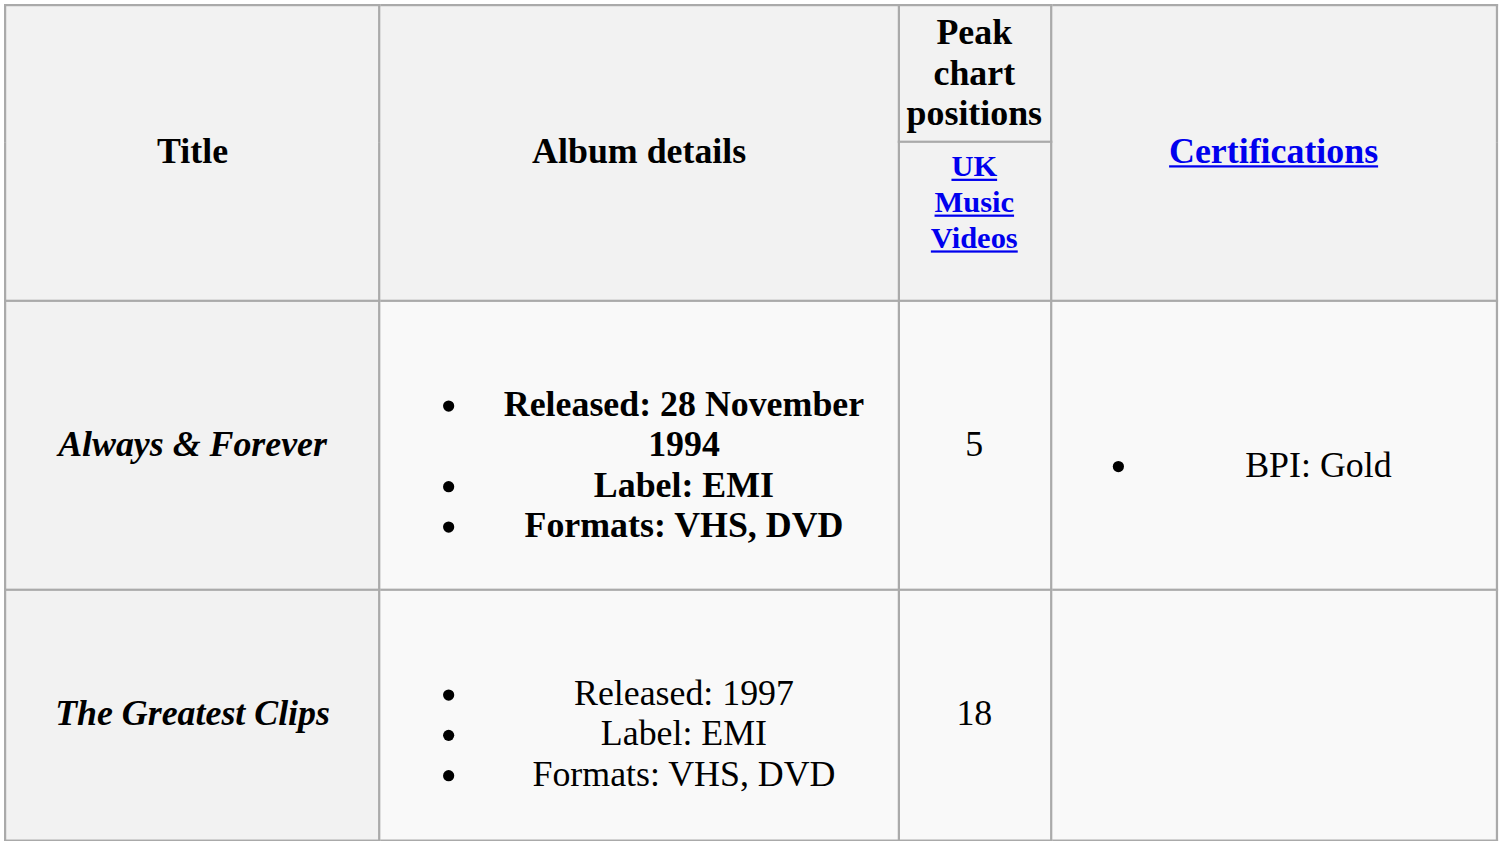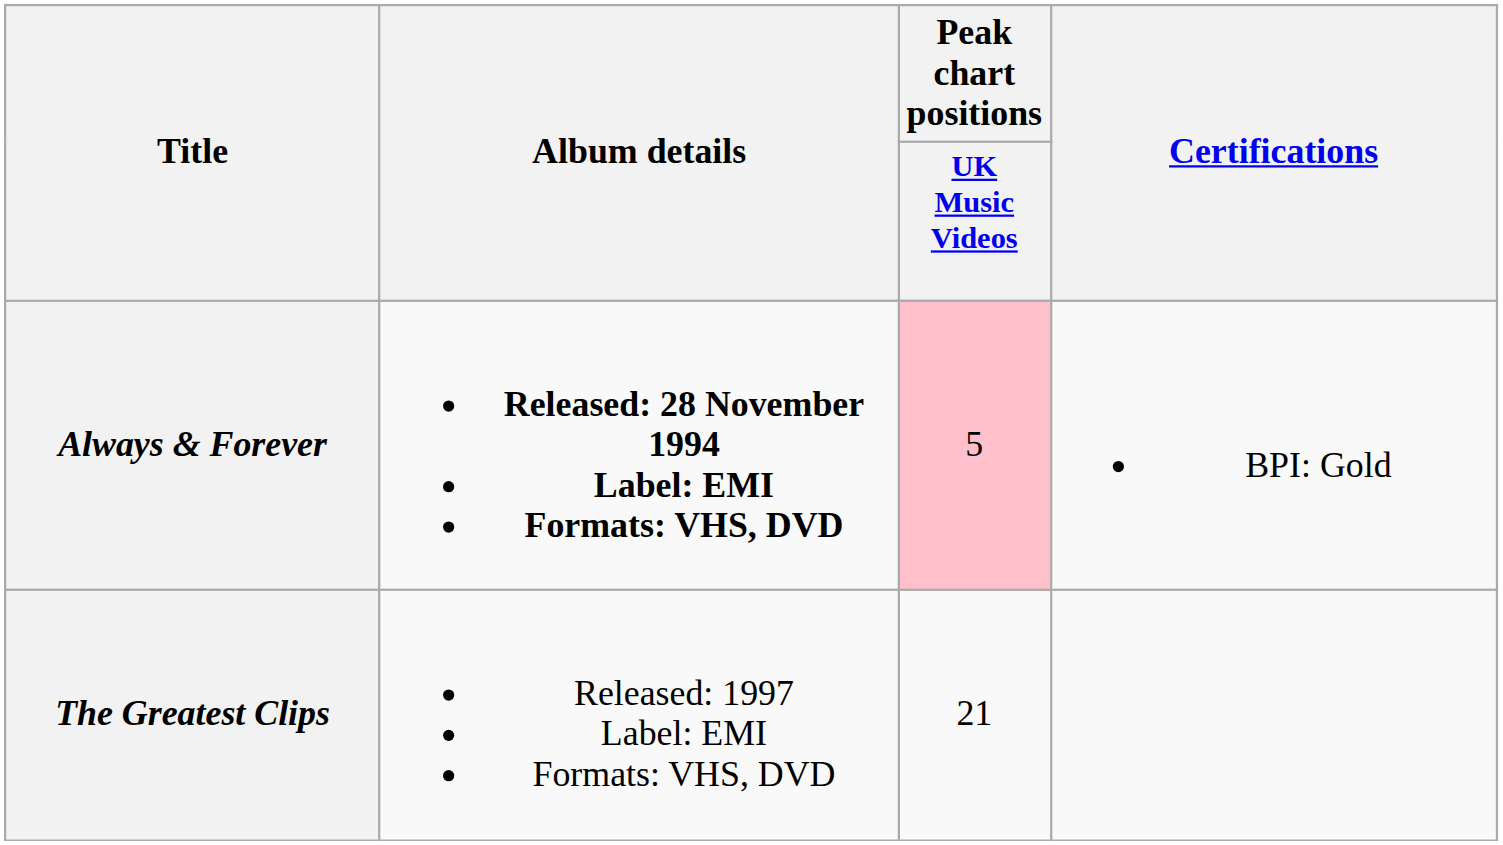(974, 444) no background -> (974, 444) pink background
(974, 714) 18 -> (974, 714) 21
